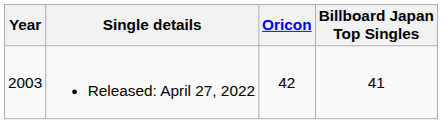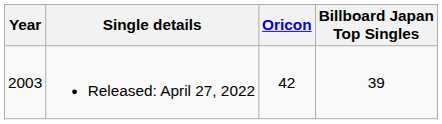(376, 82) 41 -> (376, 82) 39
